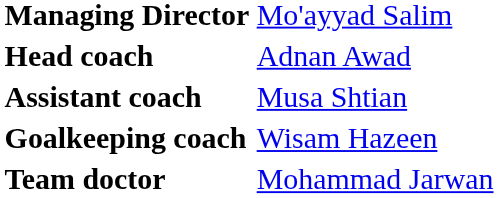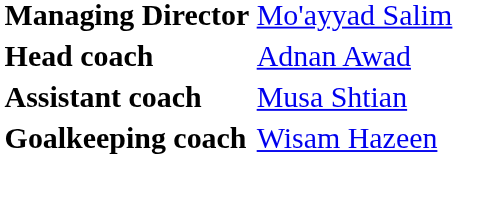- row: (85, 179)
